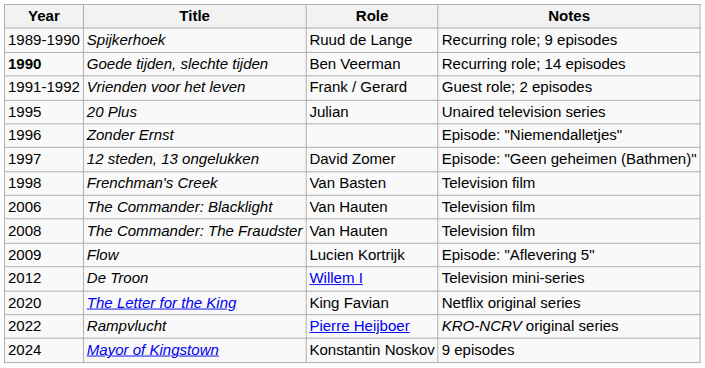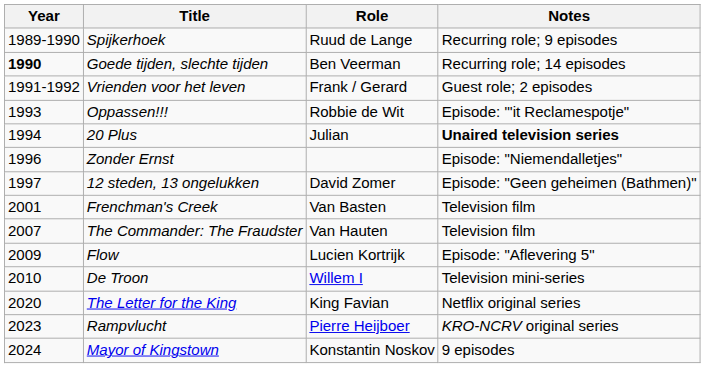+ row: (127, 111)
(25, 111) 1995 -> (25, 135) 1994
(524, 111) normal -> (530, 135) bold
(25, 183) 1998 -> (25, 207) 2001
- row: (180, 207)
(25, 231) 2008 -> (25, 231) 2007
(25, 278) 2012 -> (25, 278) 2010
(25, 326) 2022 -> (25, 326) 2023
